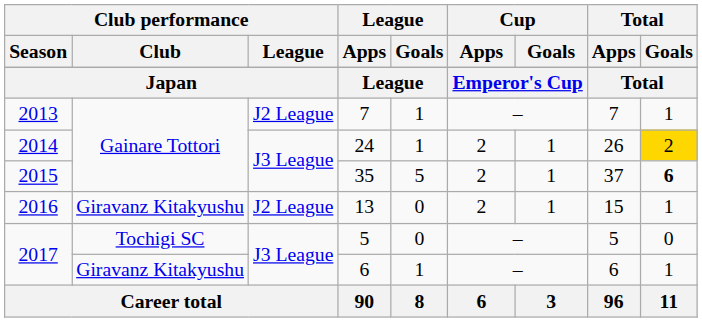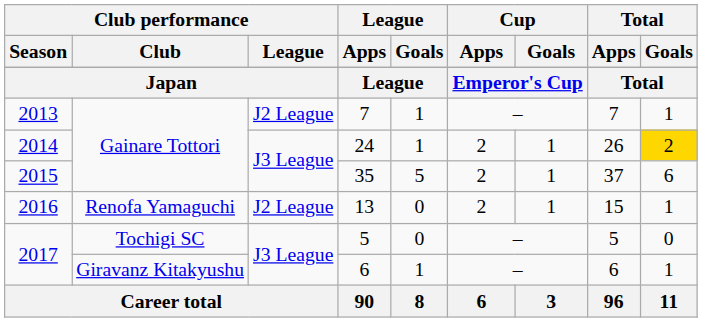(669, 176) bold -> (669, 176) normal
(160, 207) Giravanz Kitakyushu -> (160, 207) Renofa Yamaguchi
